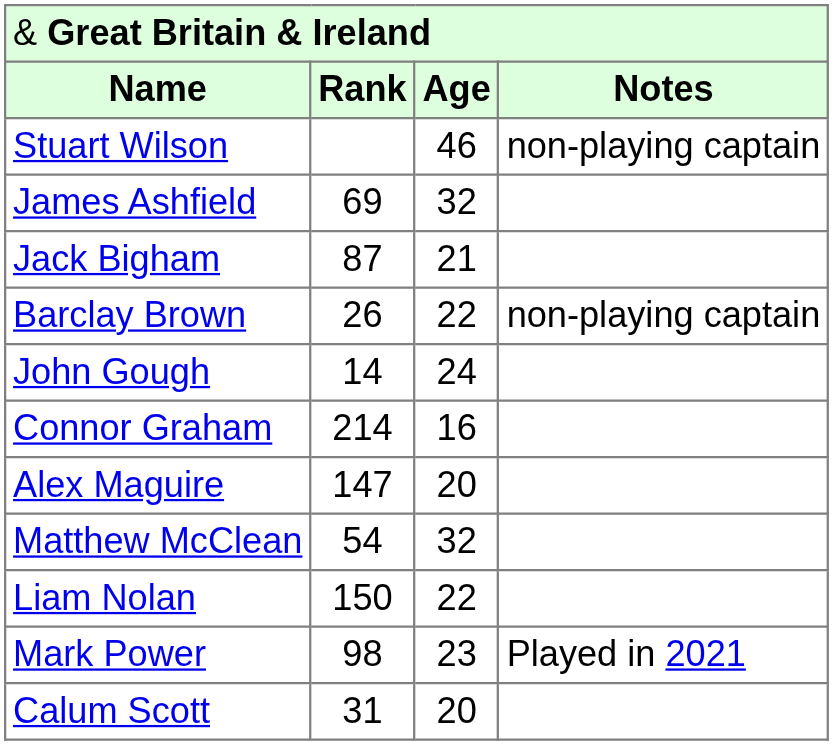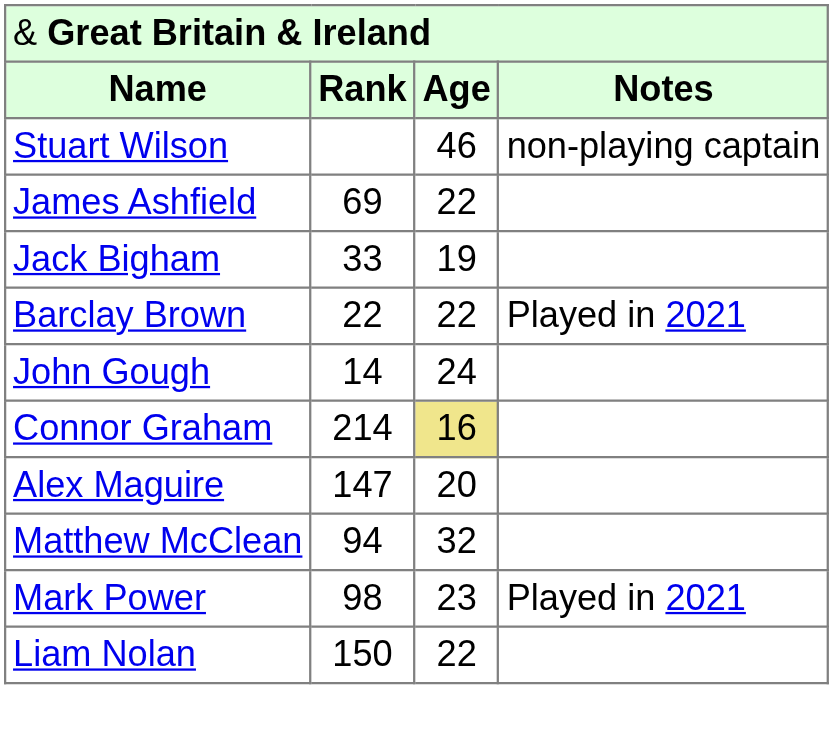(457, 202) 32 -> (457, 202) 22
(362, 258) 87 -> (362, 258) 33
(457, 258) 21 -> (457, 258) 19
(362, 315) 26 -> (362, 315) 22
(663, 315) non-playing captain -> (626, 315) Played in 2021
(457, 428) no background -> (457, 428) khaki background
(362, 541) 54 -> (362, 541) 94
rows swapped: (104, 597) <-> (109, 654)
- row: (112, 710)
